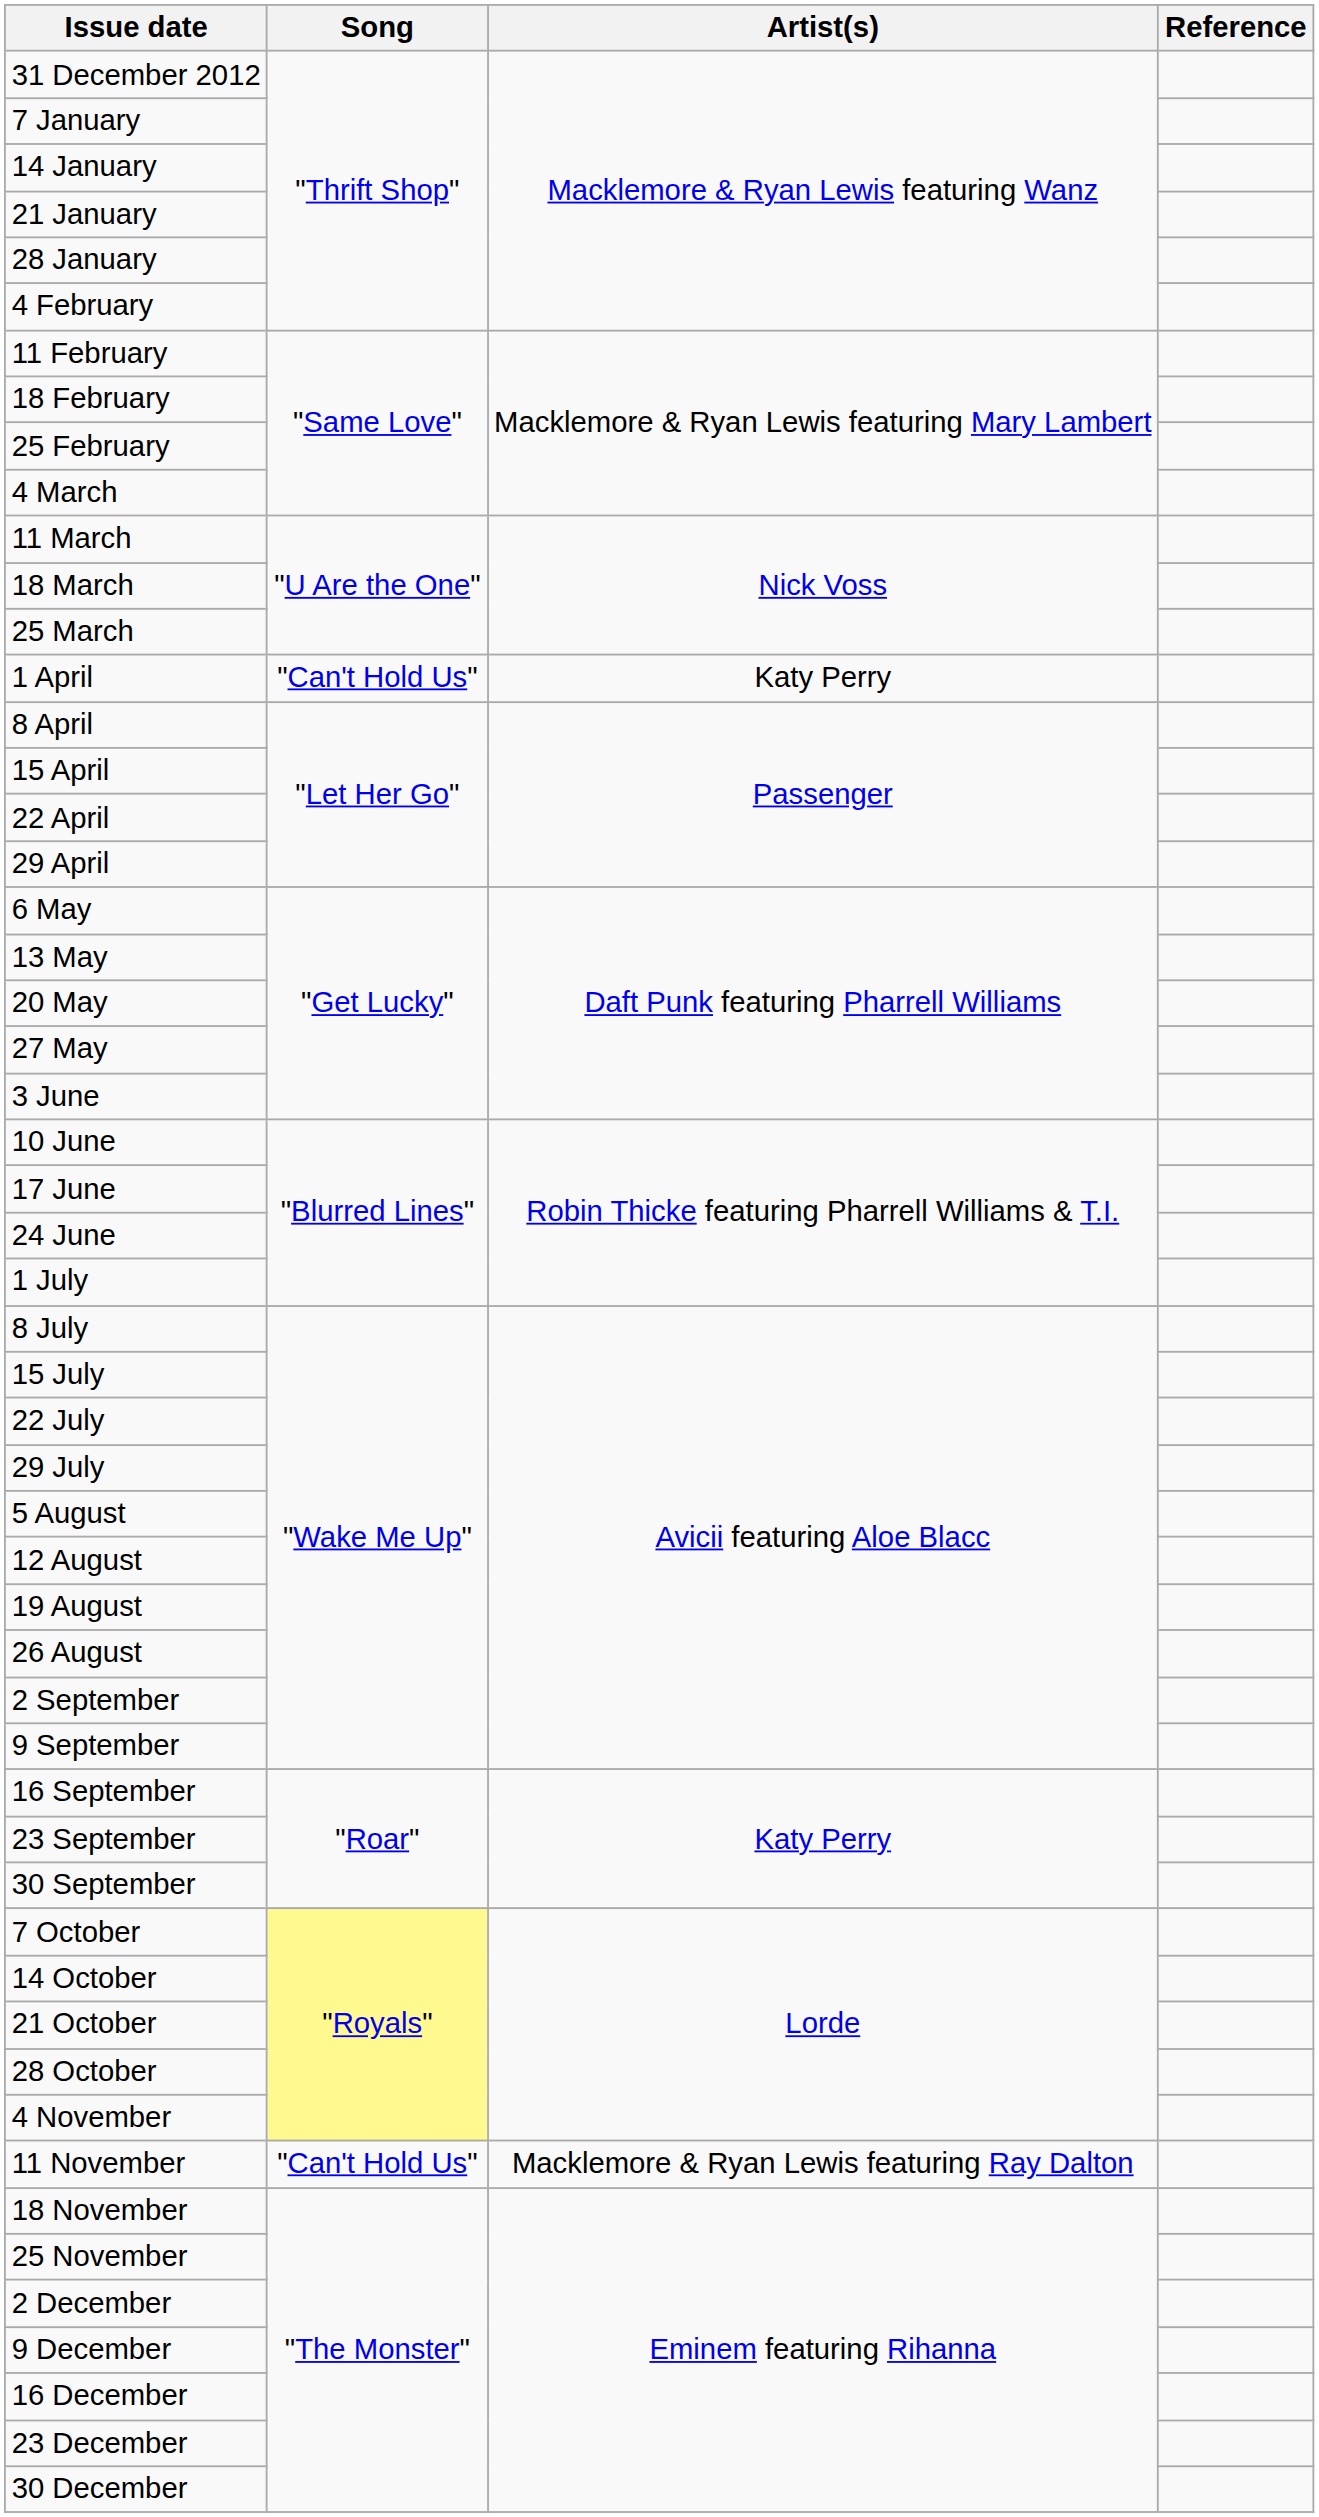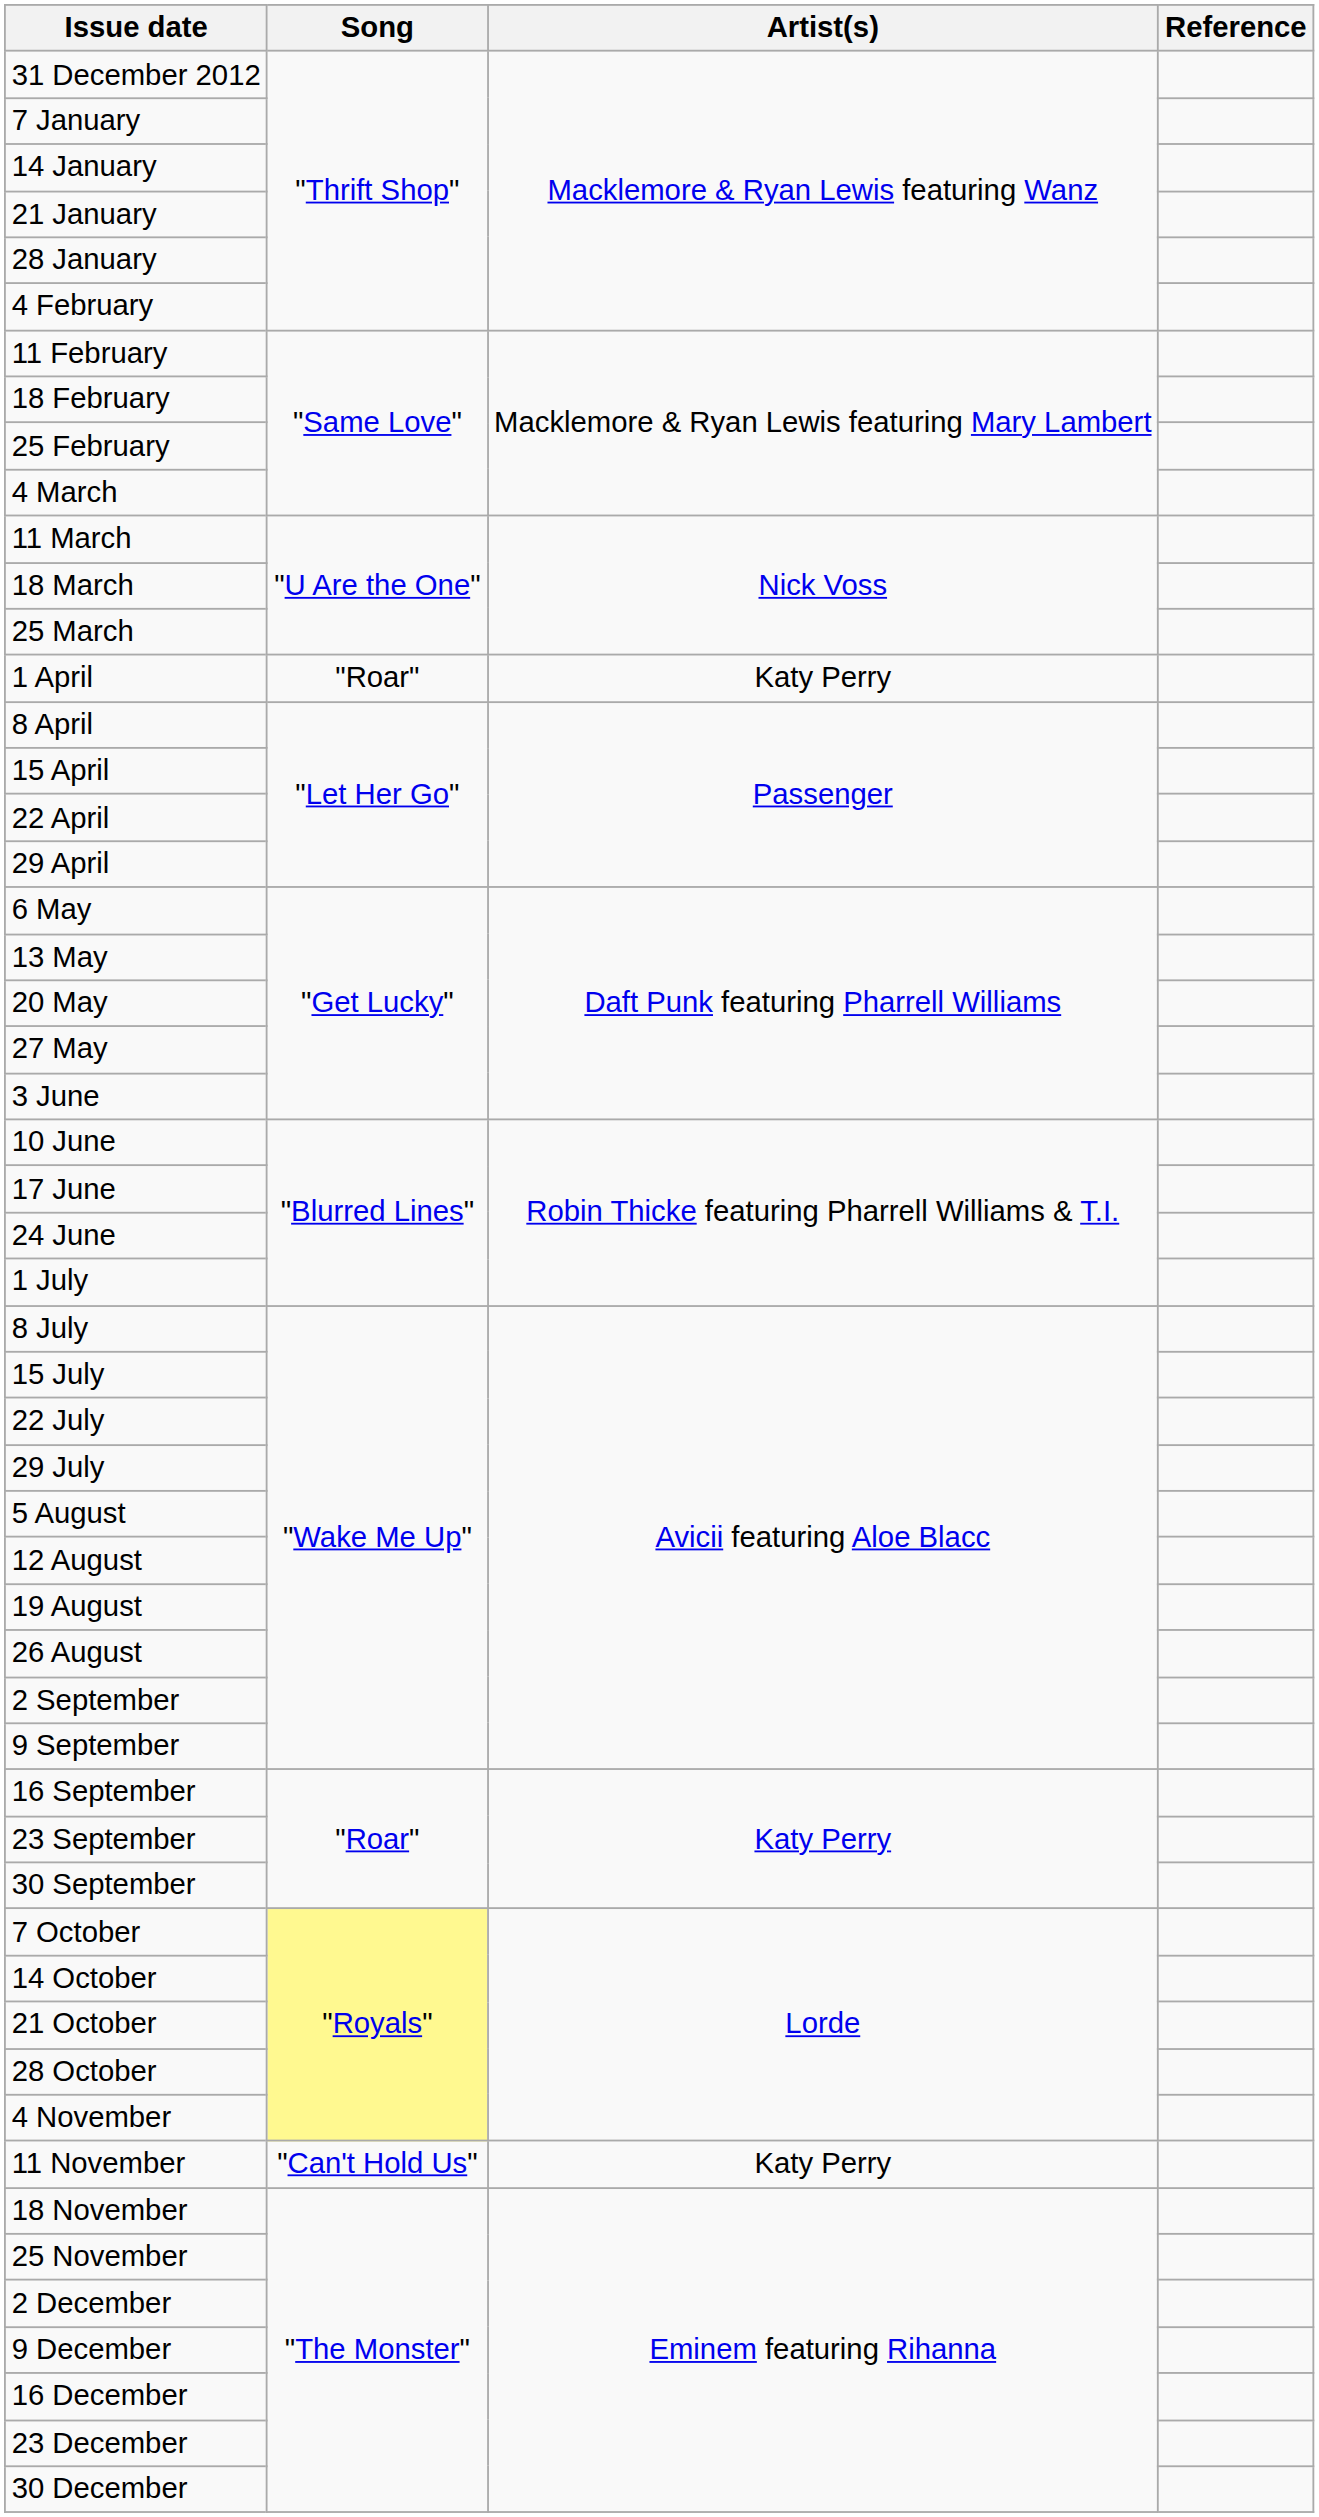(377, 677) "Can't Hold Us" -> (377, 677) "Roar"
(823, 2163) Macklemore & Ryan Lewis featuring Ray Dalton -> (823, 2163) Katy Perry
